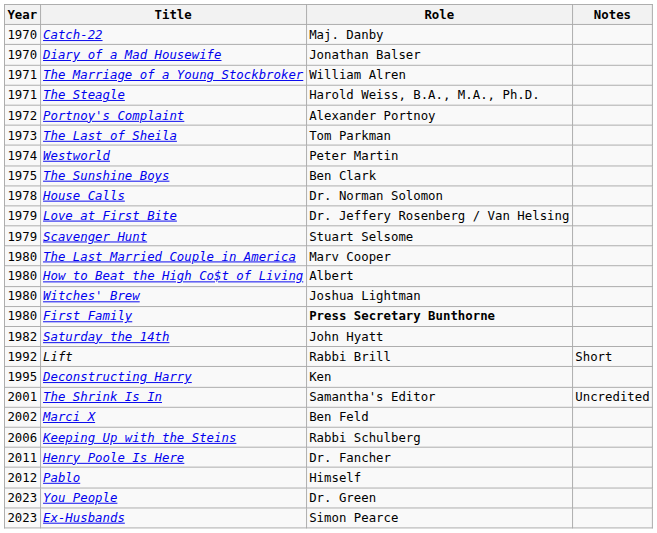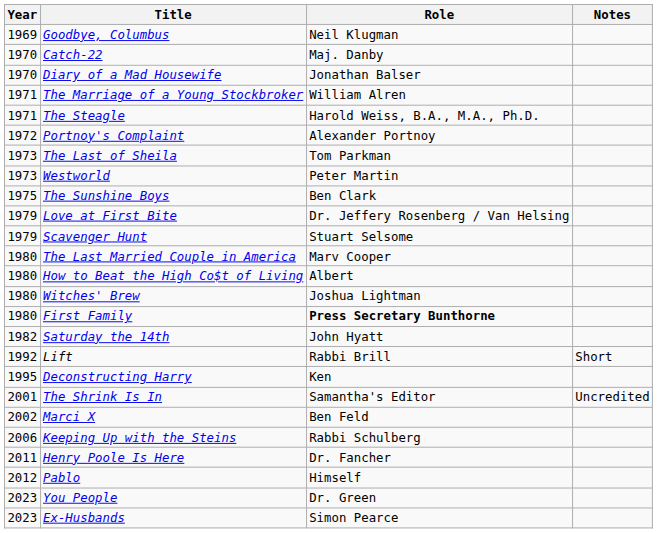+ row: (106, 35)
(22, 155) 1974 -> (22, 176) 1973
- row: (84, 196)
